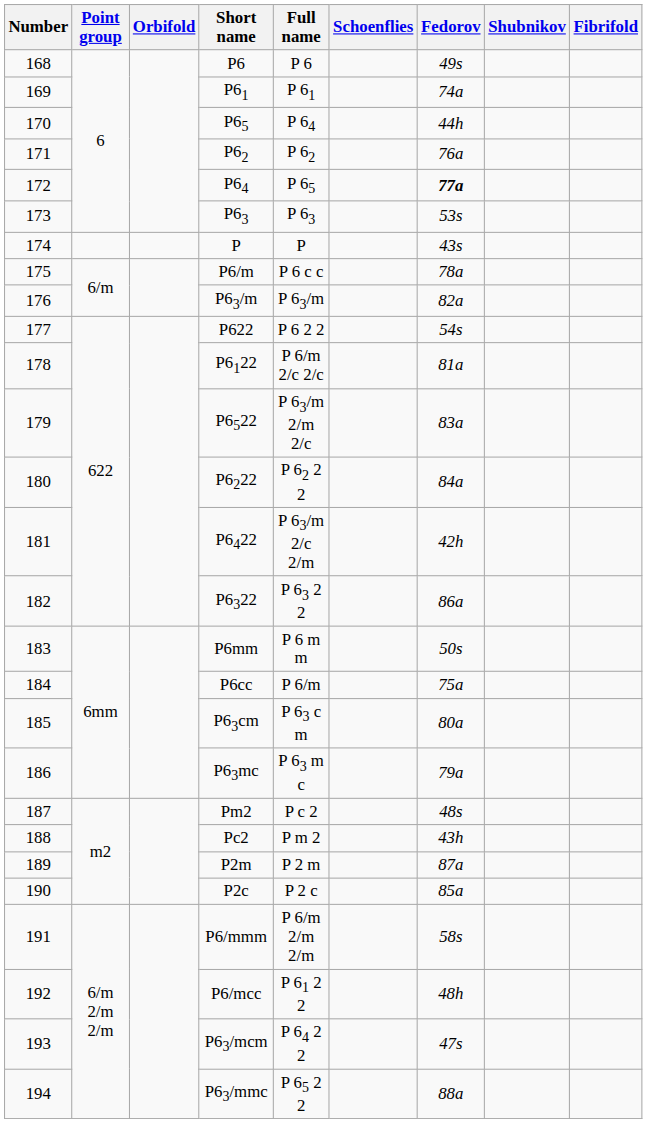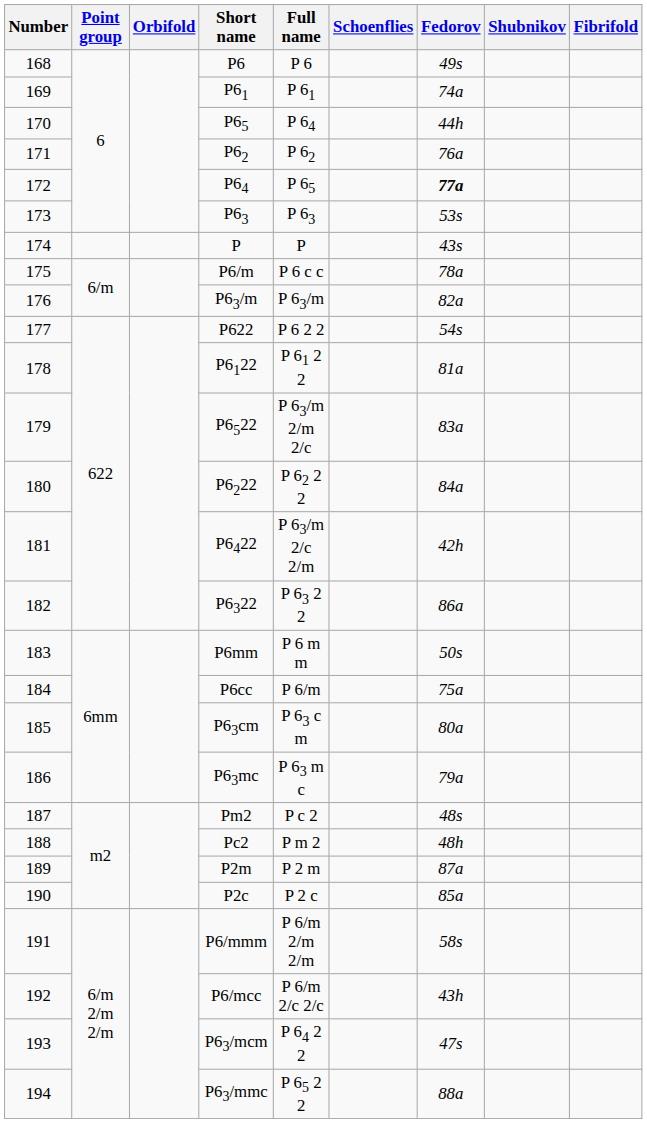(301, 365) P 6/m 2/c 2/c -> (301, 367) P 61 2 2
(451, 838) 43h -> (451, 842) 48h
(301, 994) P 61 2 2 -> (301, 996) P 6/m 2/c 2/c
(451, 994) 48h -> (451, 996) 43h
